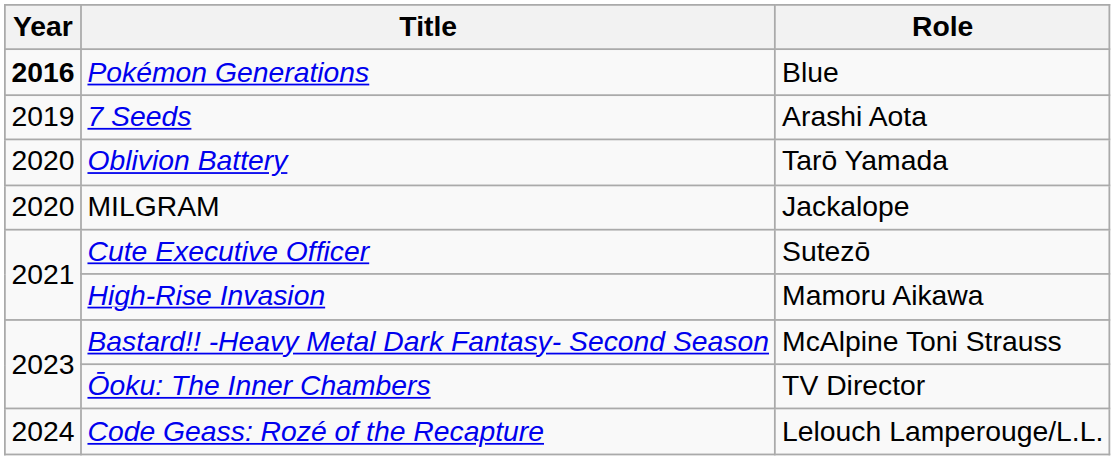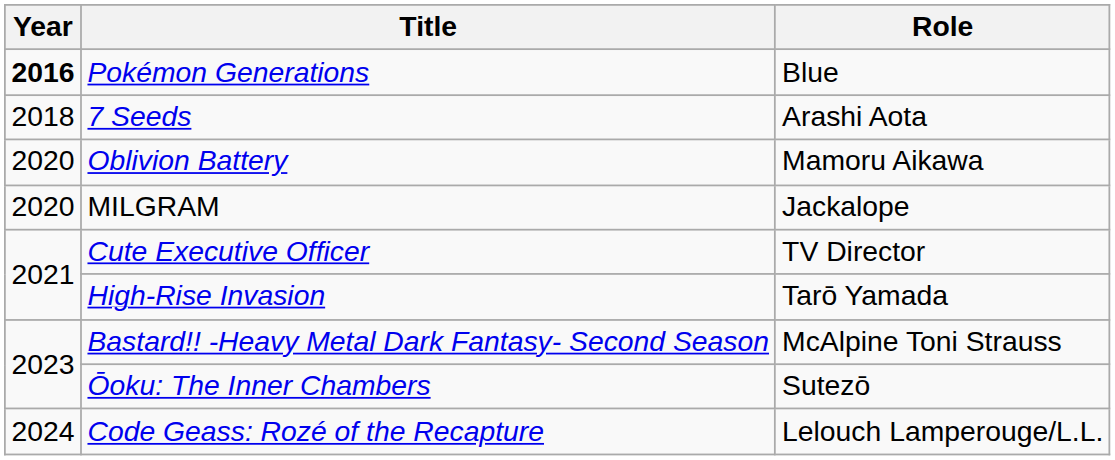(43, 116) 2019 -> (43, 116) 2018
(865, 161) Tarō Yamada -> (883, 161) Mamoru Aikawa
(826, 251) Sutezō -> (854, 251) TV Director
(883, 296) Mamoru Aikawa -> (865, 296) Tarō Yamada
(854, 386) TV Director -> (826, 386) Sutezō
